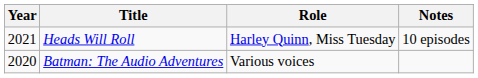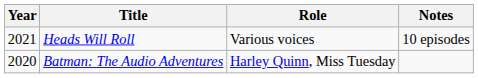(313, 38) Harley Quinn, Miss Tuesday -> (272, 38) Various voices
(272, 61) Various voices -> (313, 61) Harley Quinn, Miss Tuesday
